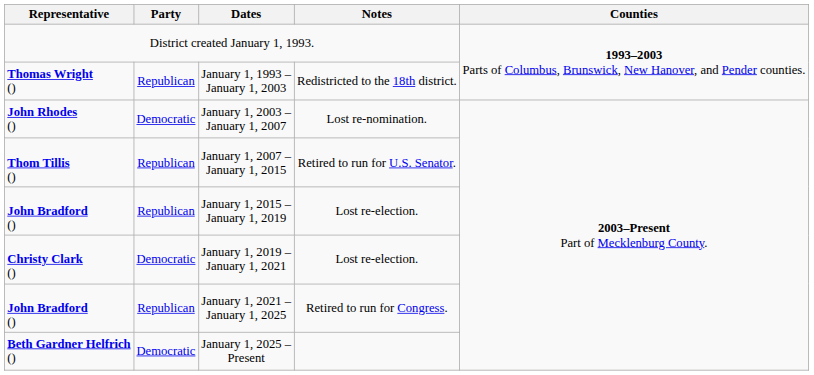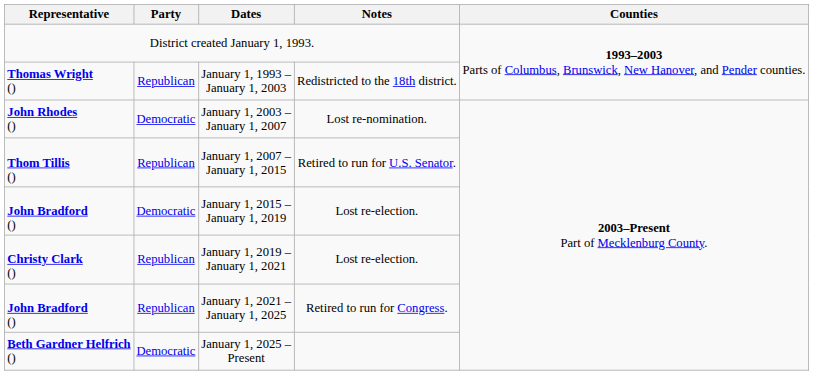(166, 211) Republican -> (166, 211) Democratic
(166, 259) Democratic -> (166, 259) Republican
